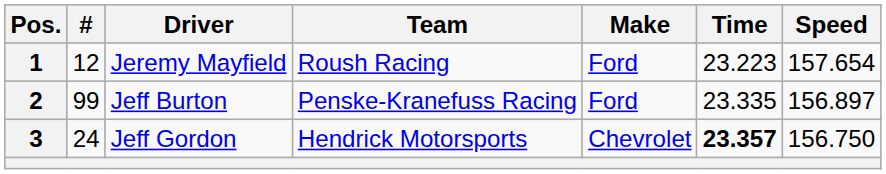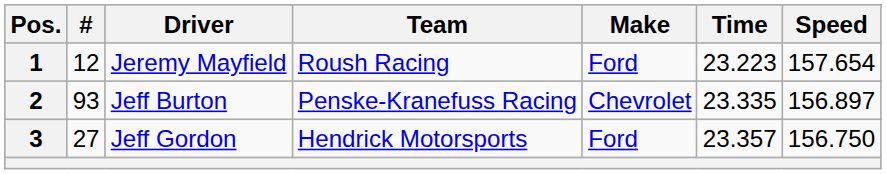(86, 101) 99 -> (86, 101) 93
(613, 101) Ford -> (640, 101) Chevrolet
(86, 139) 24 -> (86, 139) 27
(640, 139) Chevrolet -> (613, 139) Ford
(740, 139) bold -> (740, 139) normal
